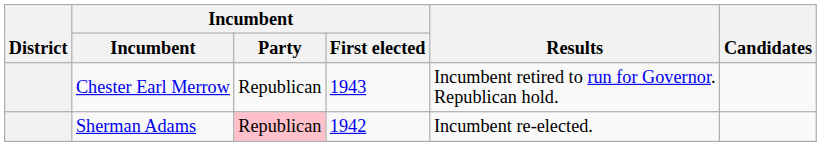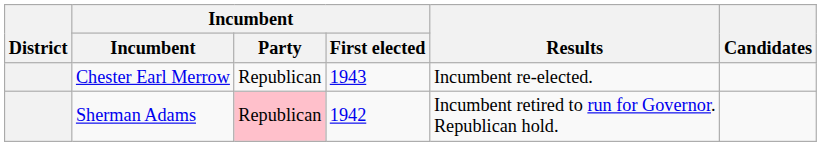(575, 87) Incumbent retired to run for Governor. Republican hold. -> (513, 76) Incumbent re-elected.
(513, 126) Incumbent re-elected. -> (575, 116) Incumbent retired to run for Governor. Republican hold.
